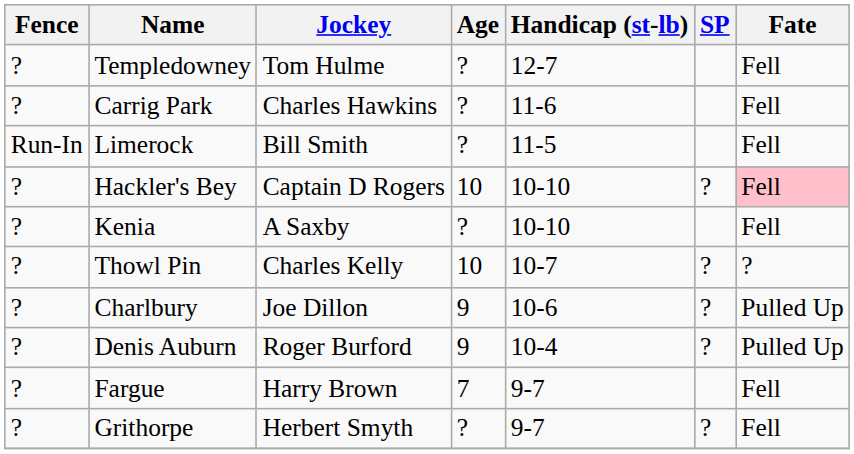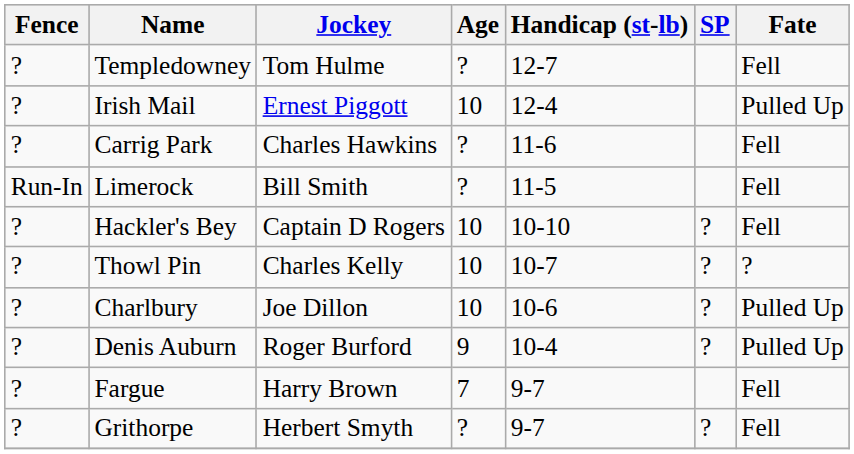+ row: (145, 105)
(761, 186) pink background -> (761, 226) no background
- row: (125, 226)
(463, 307) 9 -> (469, 307) 10
